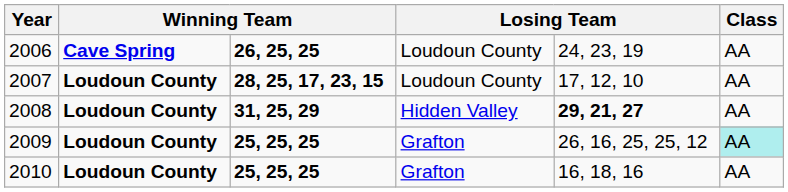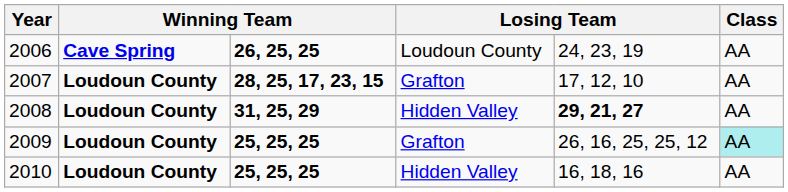(471, 80) Loudoun County -> (433, 80) Grafton
(433, 171) Grafton -> (459, 171) Hidden Valley
